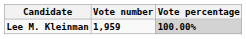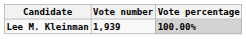(107, 27) 1,959 -> (107, 27) 1,939
